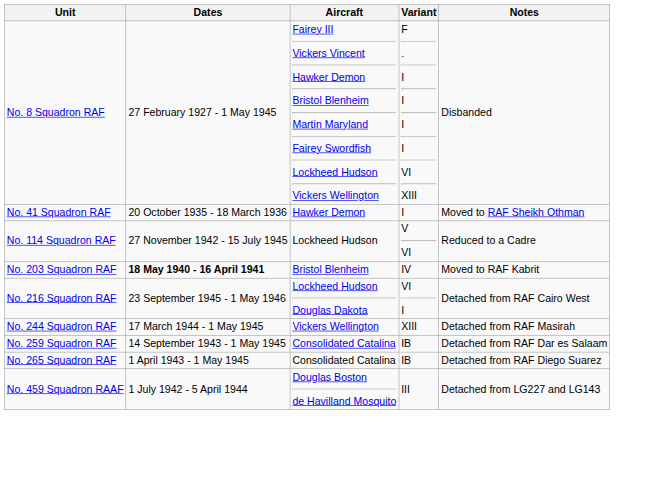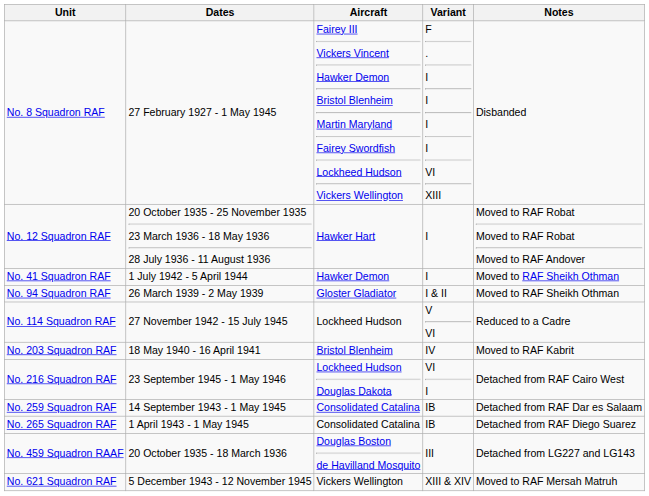+ row: (59, 236)
(208, 212) 20 October 1935 - 18 March 1936 -> (188, 276) 1 July 1942 - 5 April 1944
+ row: (59, 293)
(196, 269) bold -> (194, 350) normal
- row: (62, 327)
(188, 389) 1 July 1942 - 5 April 1944 -> (208, 453) 20 October 1935 - 18 March 1936
+ row: (62, 482)
